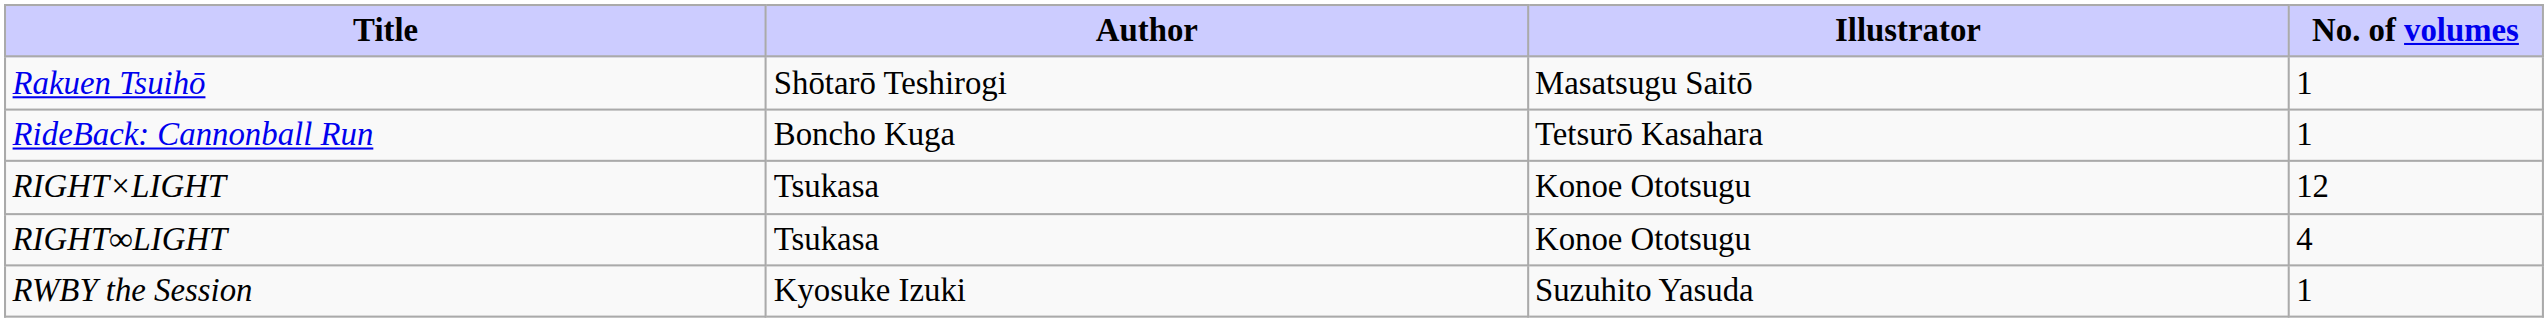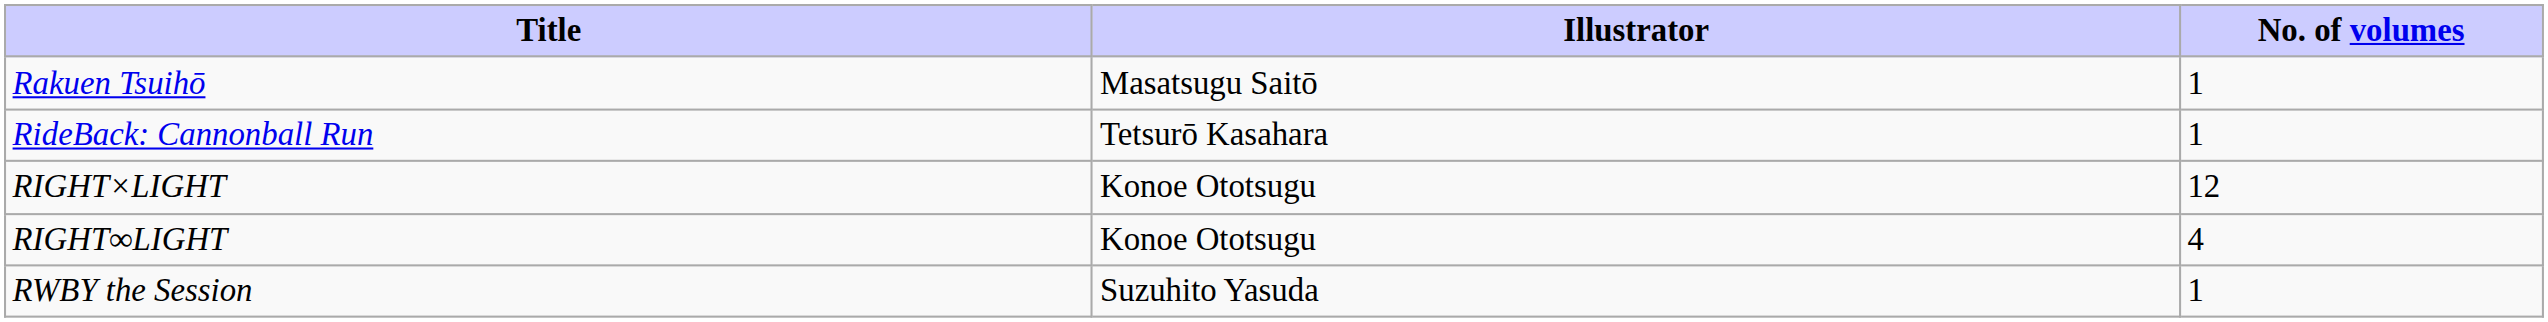- column: (1147, 30)
